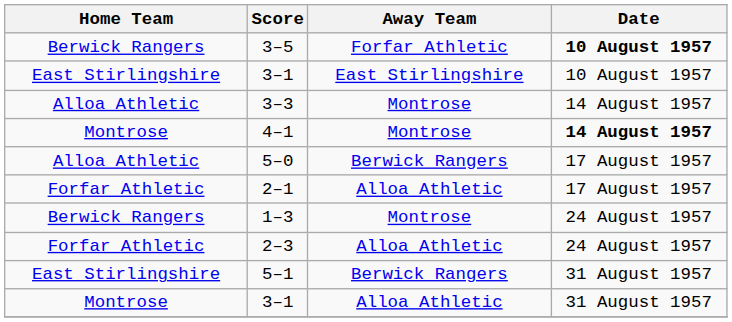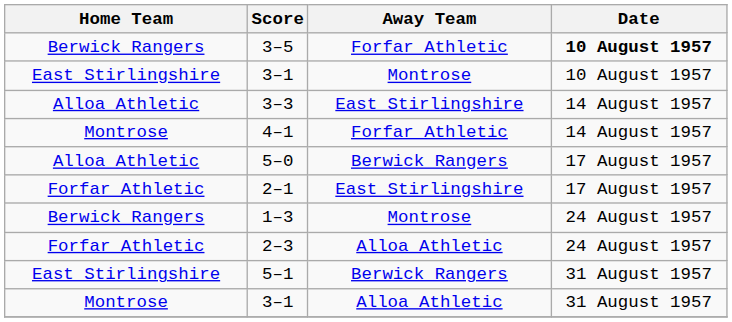(429, 76) East Stirlingshire -> (429, 76) Montrose
(429, 104) Montrose -> (429, 104) East Stirlingshire
(429, 132) Montrose -> (429, 132) Forfar Athletic
(639, 132) bold -> (639, 132) normal
(429, 189) Alloa Athletic -> (429, 189) East Stirlingshire
